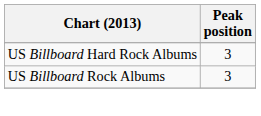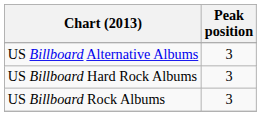+ row: (103, 54)
